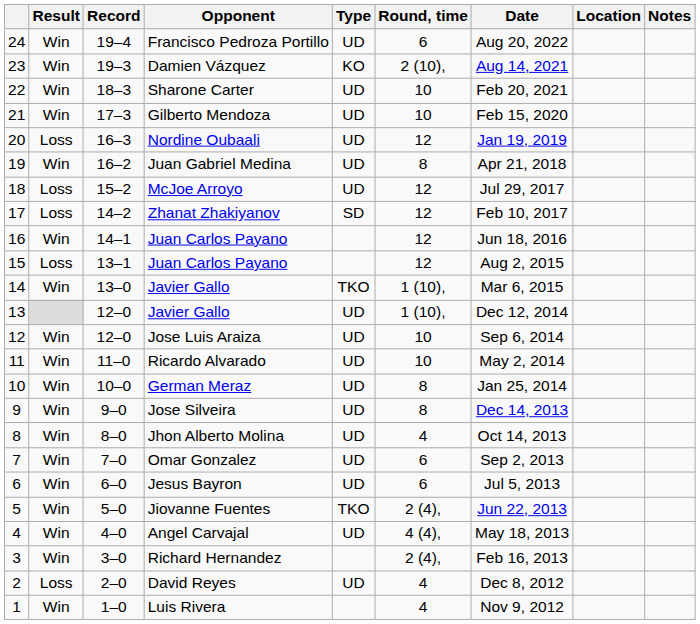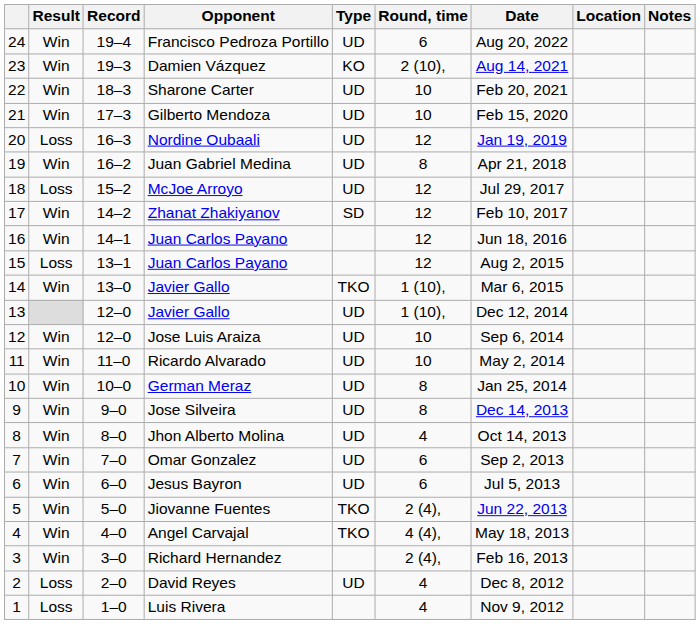(56, 213) Loss -> (56, 213) Win
(354, 533) UD -> (354, 533) TKO
(56, 607) Win -> (56, 607) Loss
